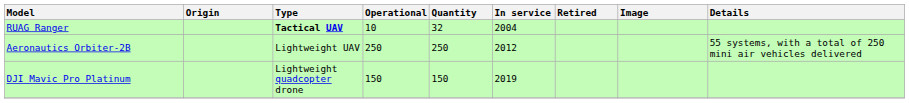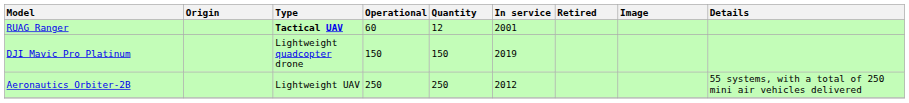(371, 27) 10 -> (371, 27) 60
(437, 27) 32 -> (437, 27) 12
(506, 27) 2004 -> (506, 27) 2001
rows swapped: (69, 48) <-> (69, 79)
